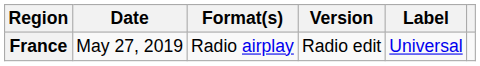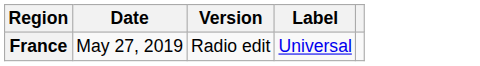- column: (242, 18)
